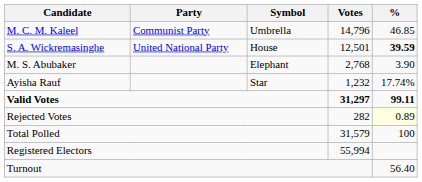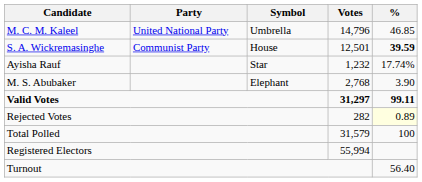(171, 30) Communist Party -> (181, 30) United National Party
(181, 47) United National Party -> (171, 47) Communist Party
rows swapped: (41, 64) <-> (34, 82)
